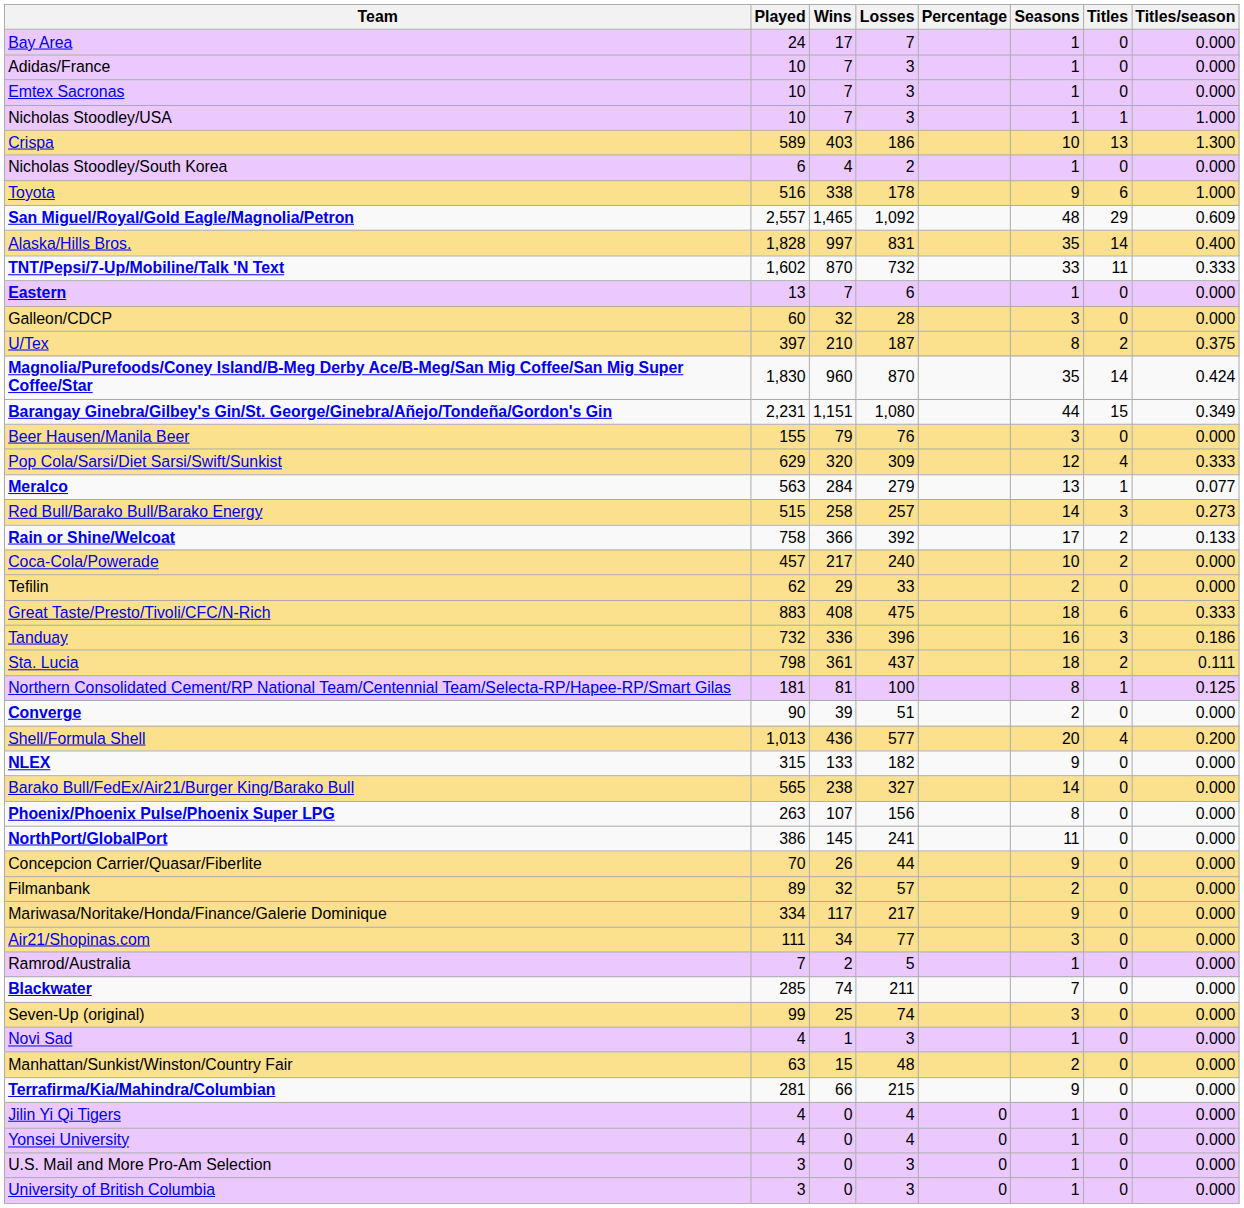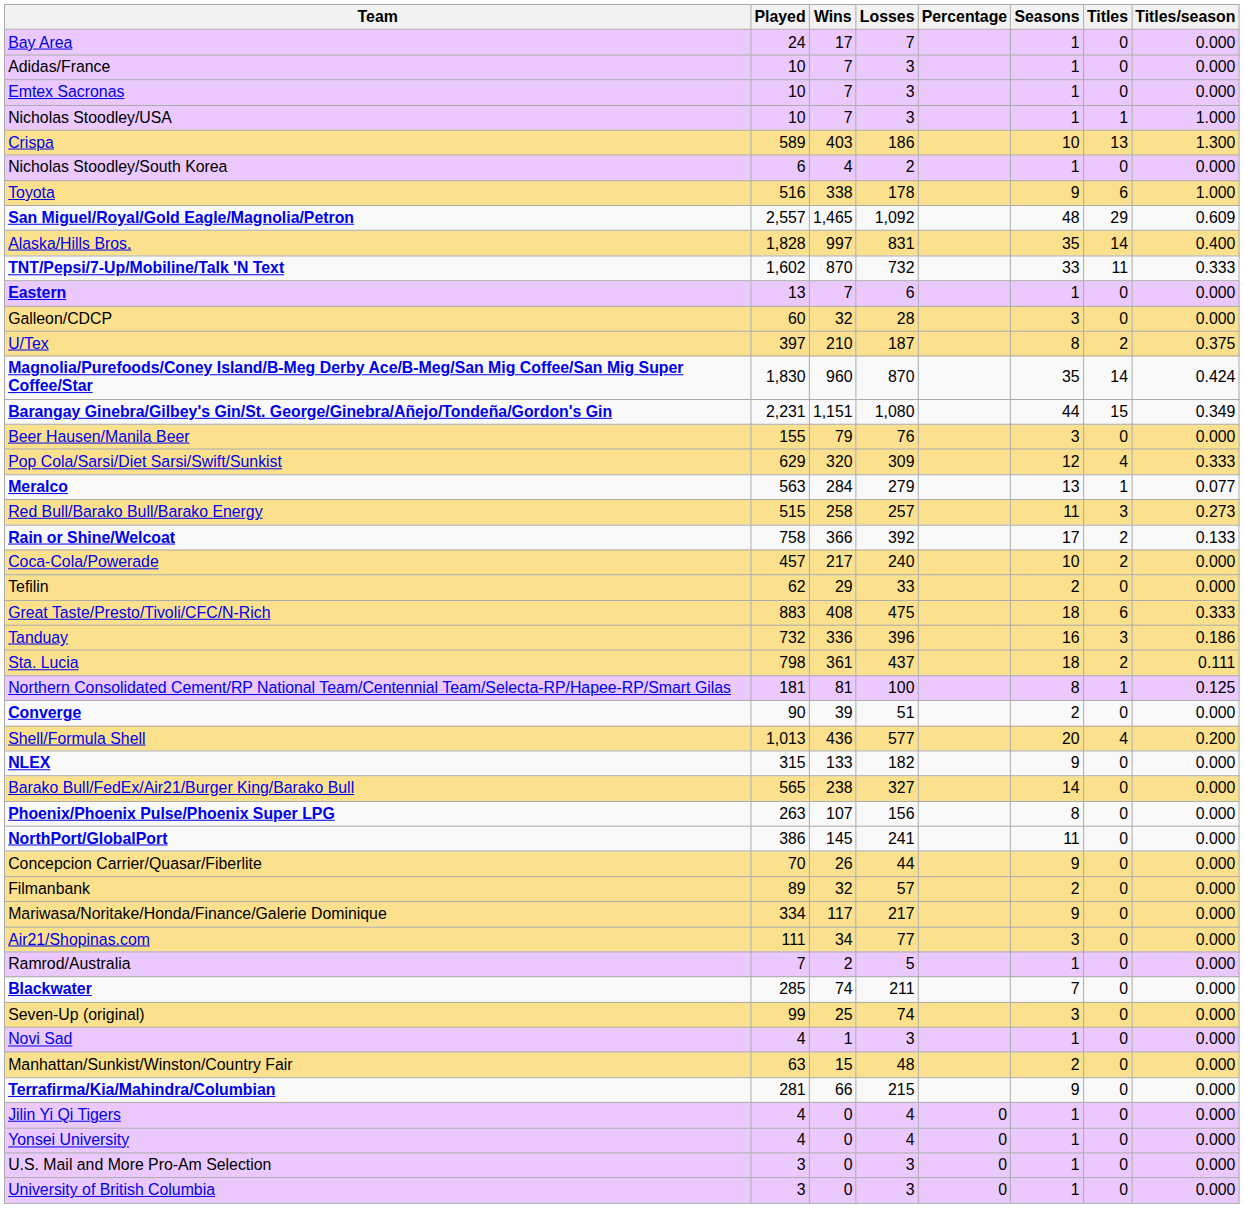(1071, 512) 14 -> (1071, 512) 11
